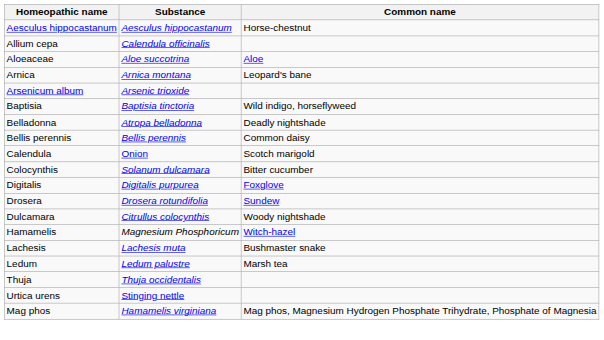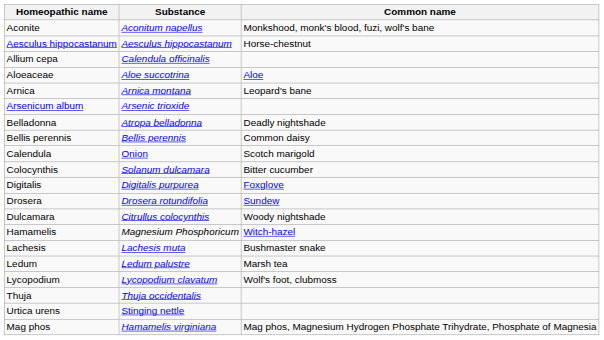+ row: (23, 28)
- row: (24, 106)
+ row: (33, 279)
